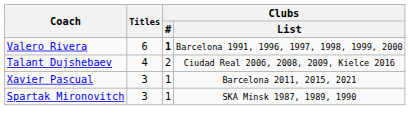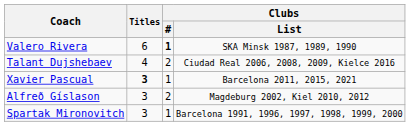(289, 47) Barcelona 1991, 1996, 1997, 1998, 1999, 2000 -> (289, 47) SKA Minsk 1987, 1989, 1990
(145, 80) normal -> (145, 80) bold
+ row: (53, 96)
(289, 97) SKA Minsk 1987, 1989, 1990 -> (289, 114) Barcelona 1991, 1996, 1997, 1998, 1999, 2000
